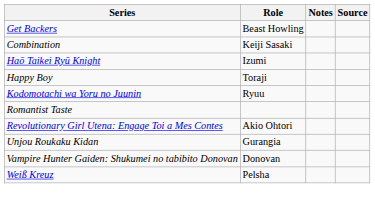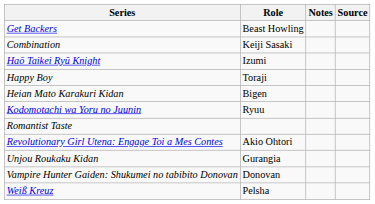+ row: (65, 93)
